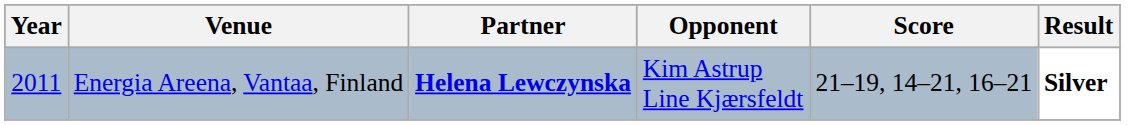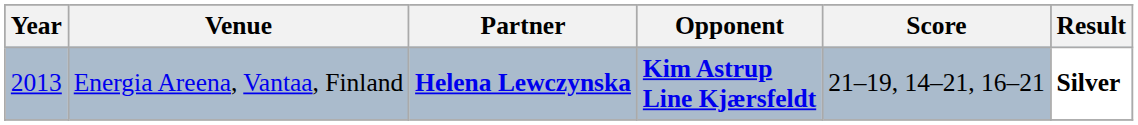(36, 82) 2011 -> (36, 82) 2013
(723, 82) normal -> (730, 82) bold
